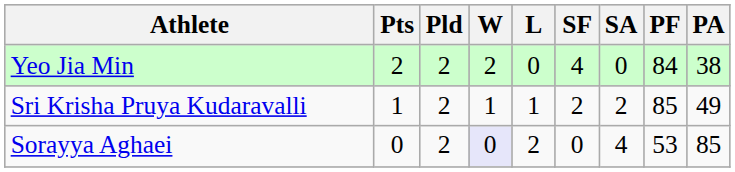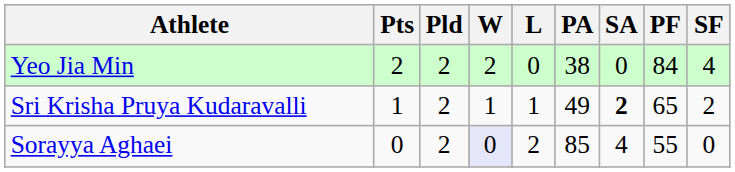columns swapped: (577, 24) <-> (709, 24)
(621, 105) normal -> (621, 105) bold
(665, 105) 85 -> (665, 105) 65
(665, 145) 53 -> (665, 145) 55
